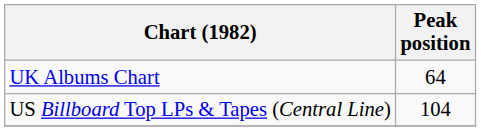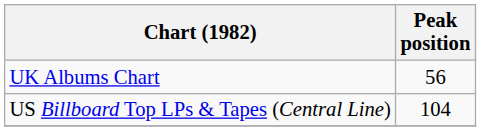(435, 76) 64 -> (435, 76) 56
